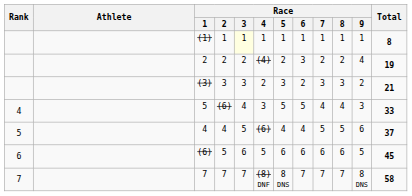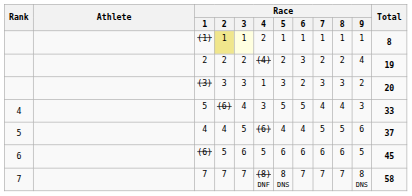(224, 42) no background -> (224, 42) khaki background
(264, 42) 1 -> (264, 42) 2
(264, 88) 2 -> (264, 88) 1
(389, 88) 21 -> (389, 88) 20
